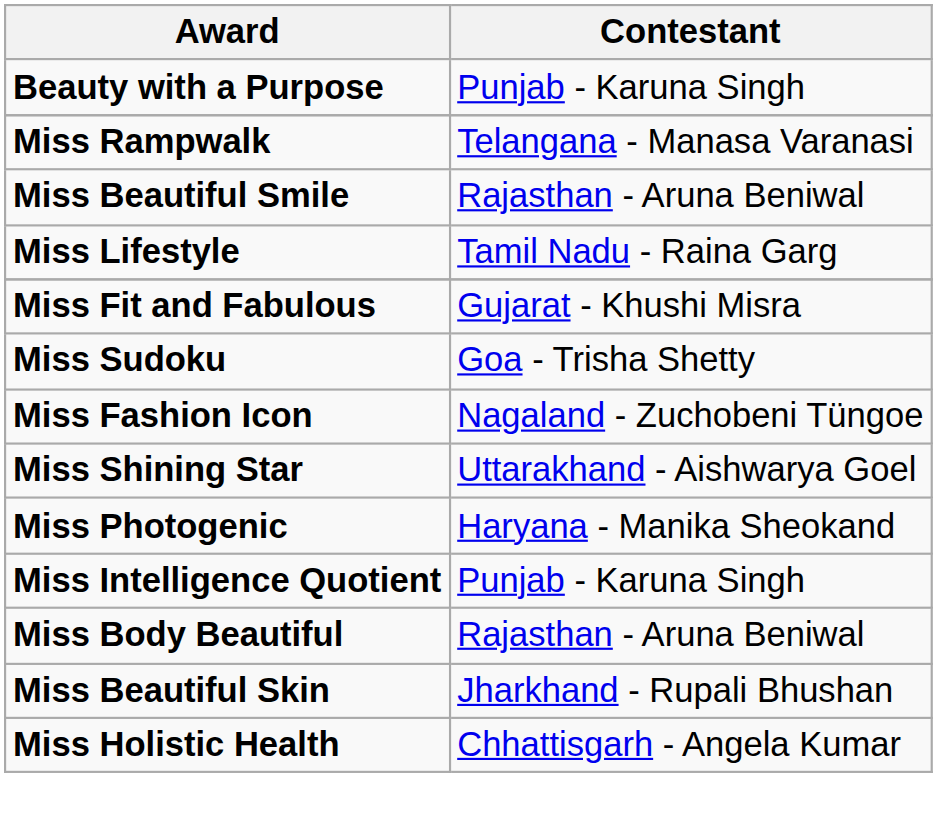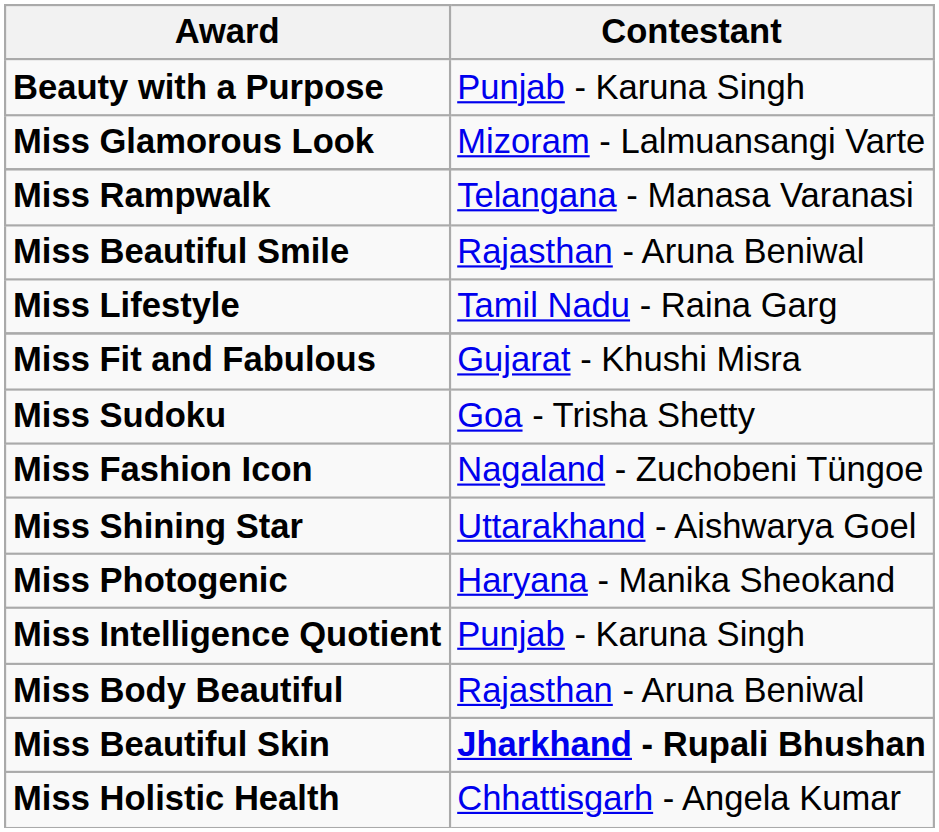+ row: (194, 141)
(675, 689) normal -> (691, 744) bold
